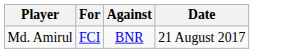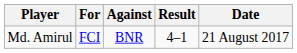+ column: (177, 15)
